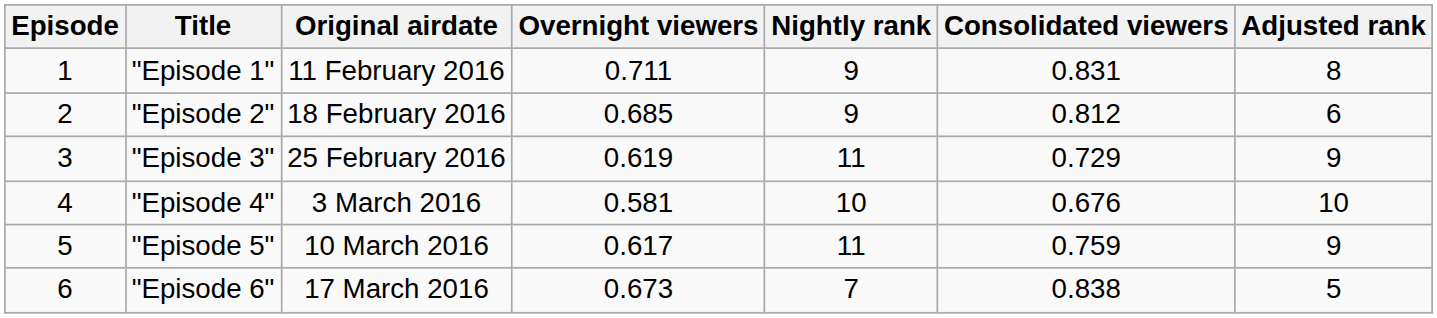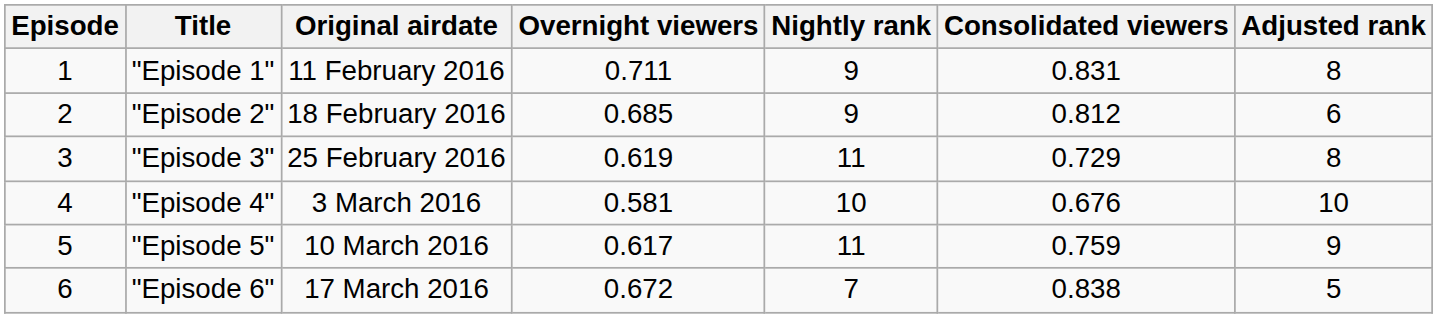(1334, 158) 9 -> (1334, 158) 8
(638, 289) 0.673 -> (638, 289) 0.672
